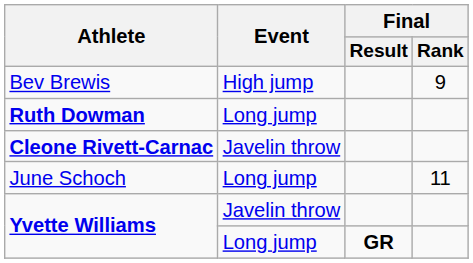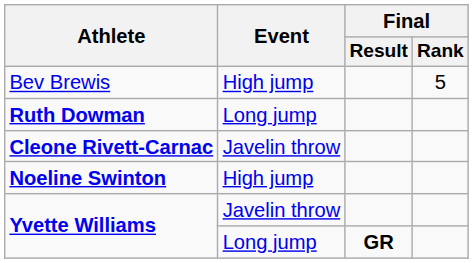(440, 83) 9 -> (440, 83) 5
- row: (68, 178)
+ row: (88, 178)
